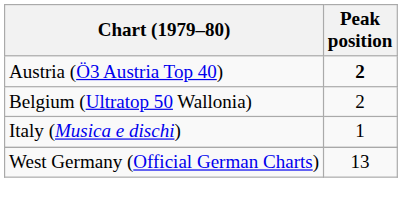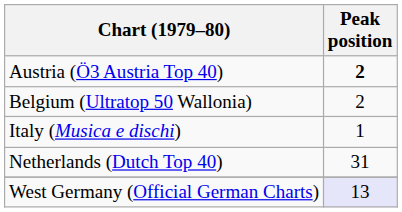+ row: (116, 161)
(360, 161) no background -> (360, 191) lavender background
